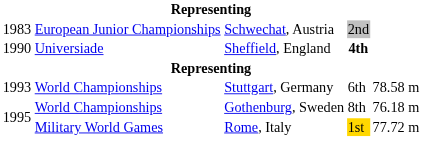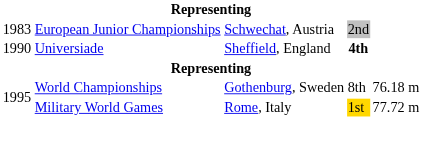- row: (279, 88)
